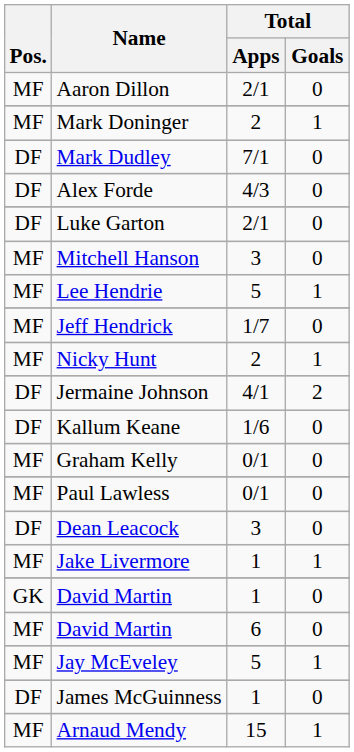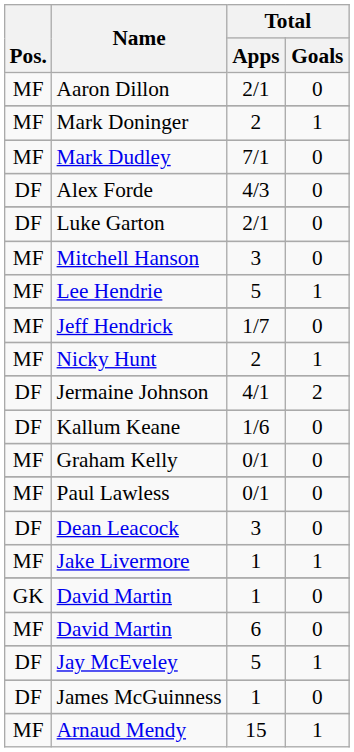(28, 156) DF -> (28, 156) MF
(28, 662) MF -> (28, 662) DF
